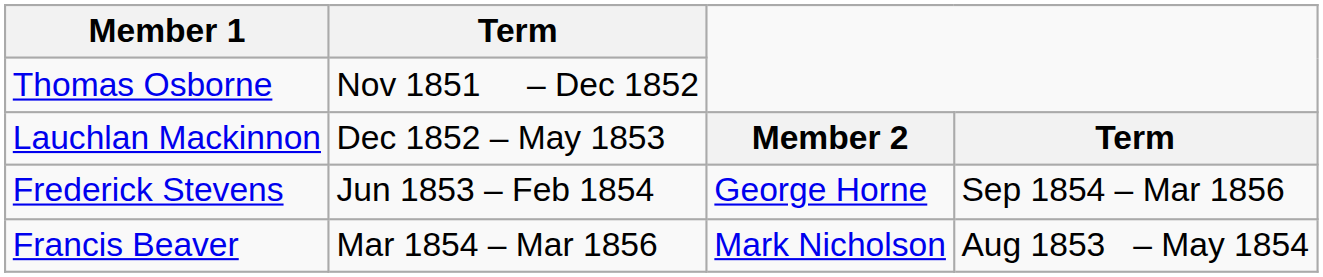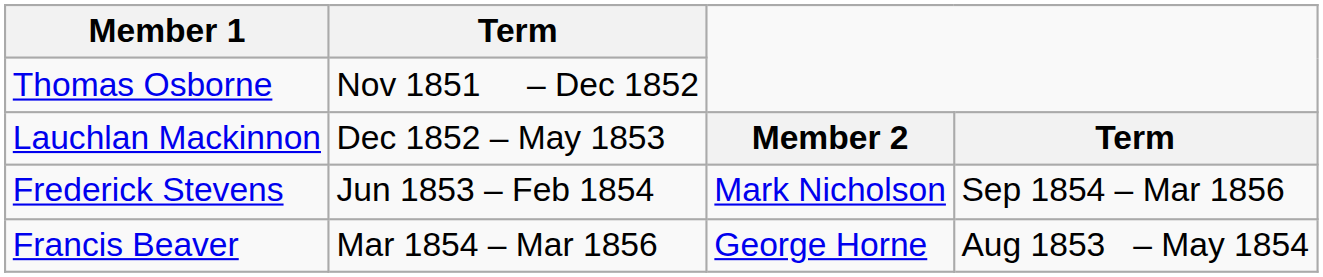(821, 191) George Horne -> (830, 191) Mark Nicholson
(830, 244) Mark Nicholson -> (821, 244) George Horne
